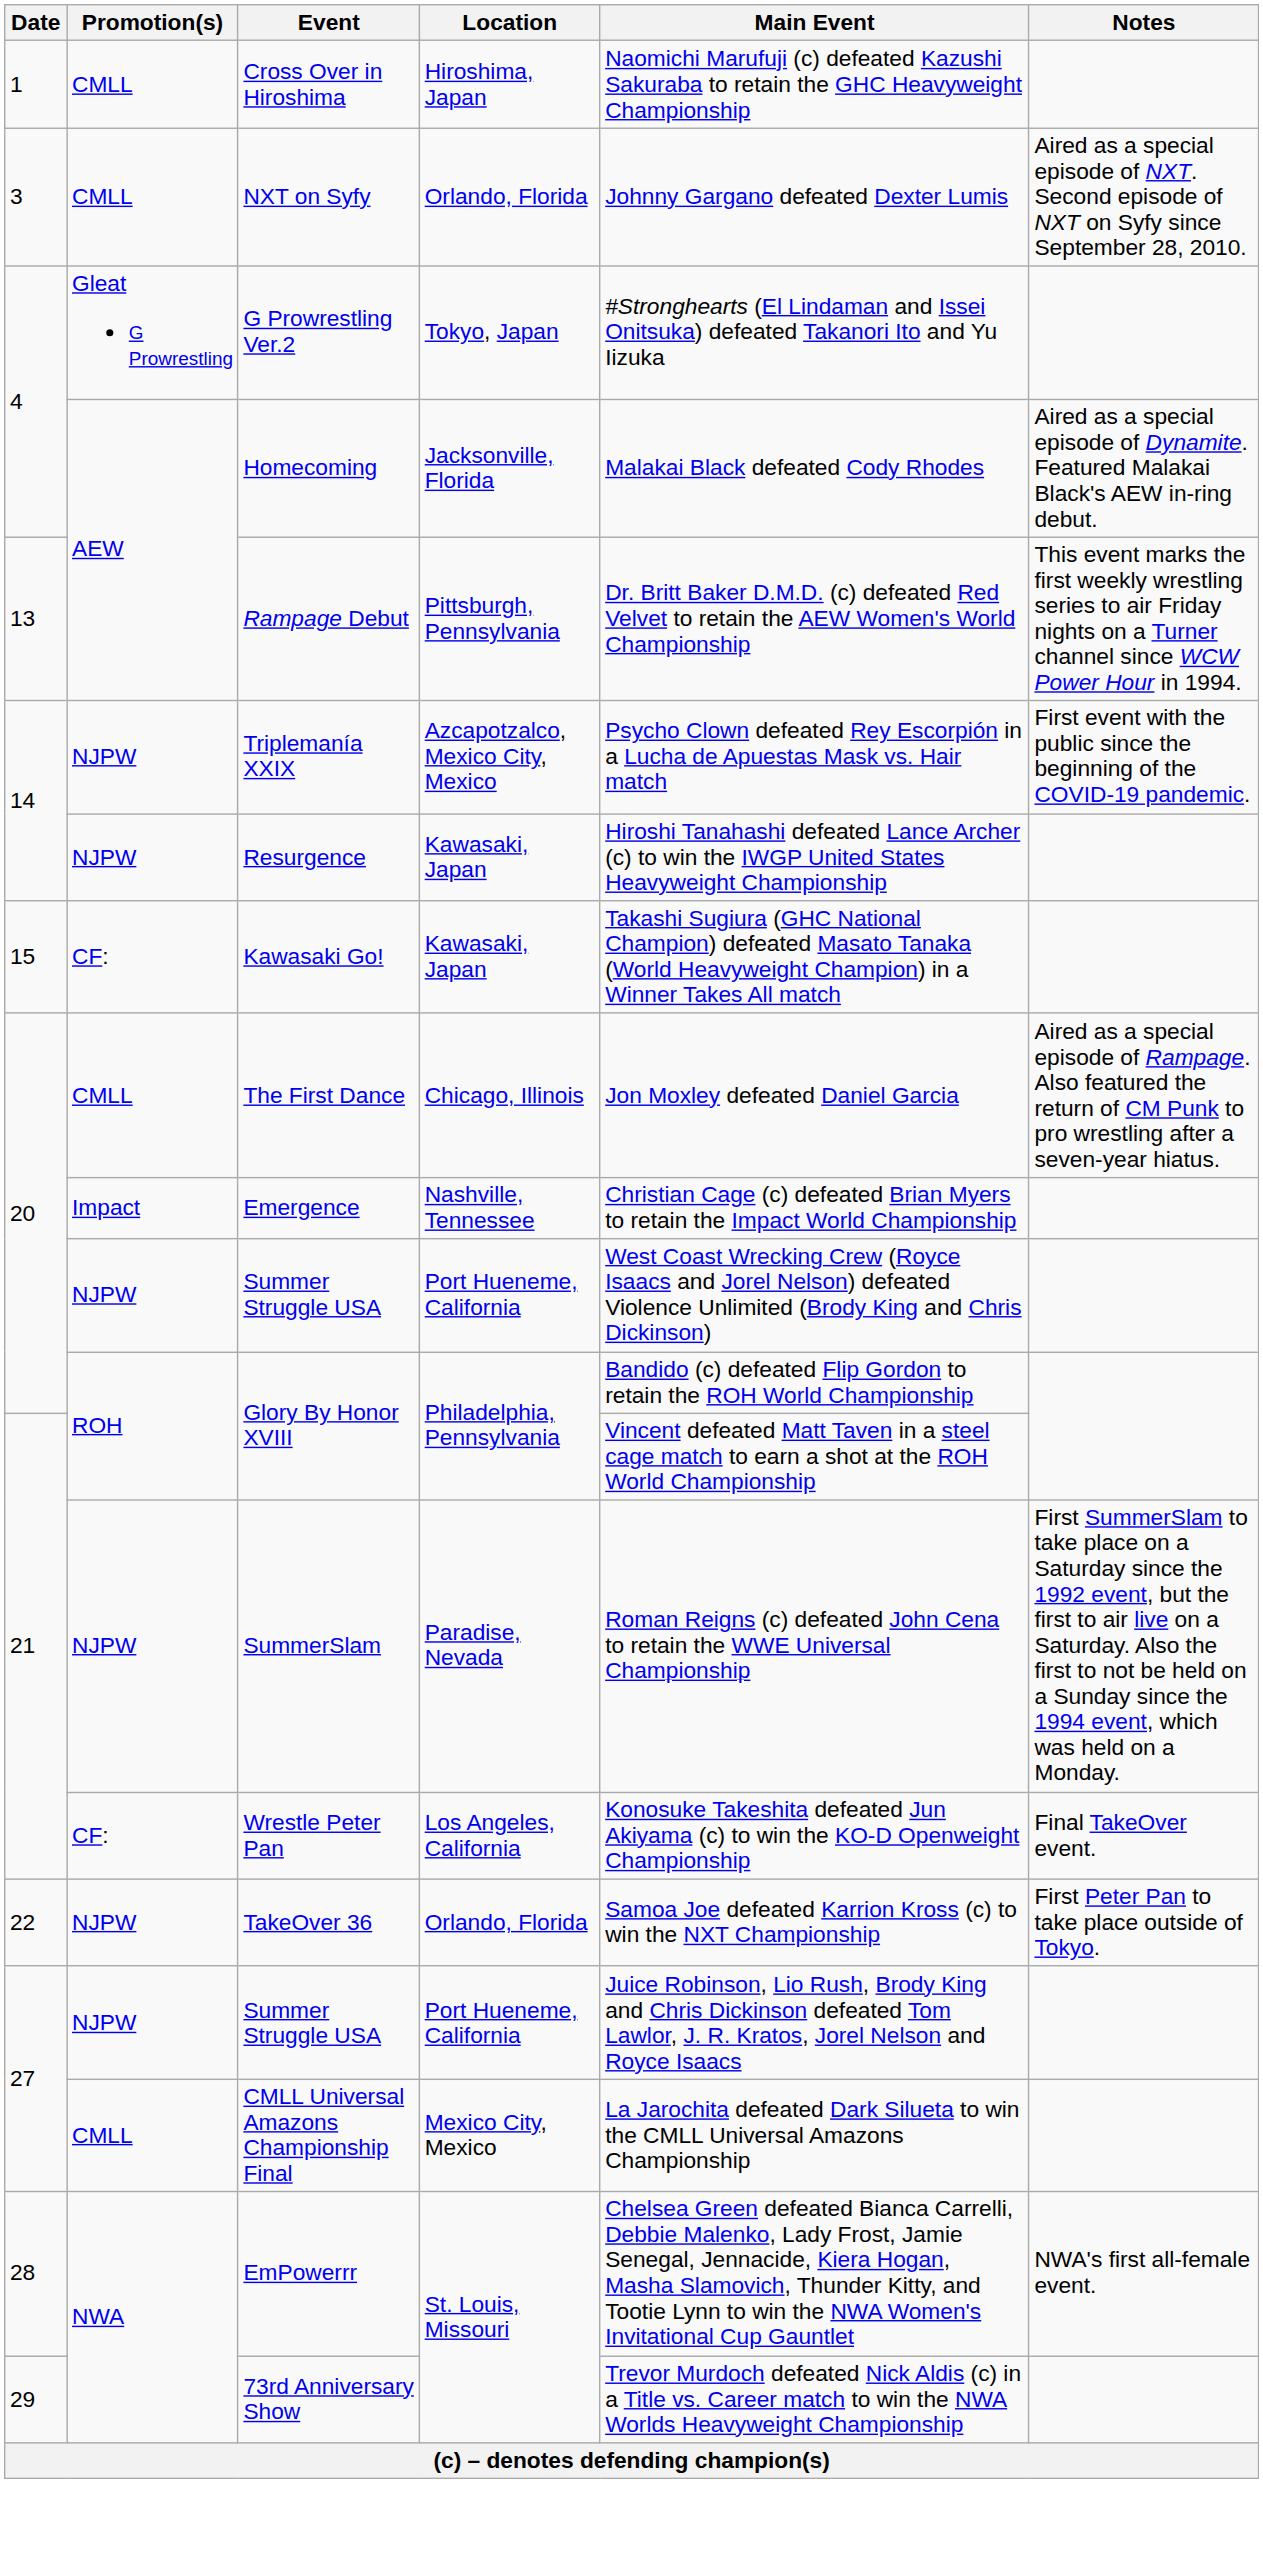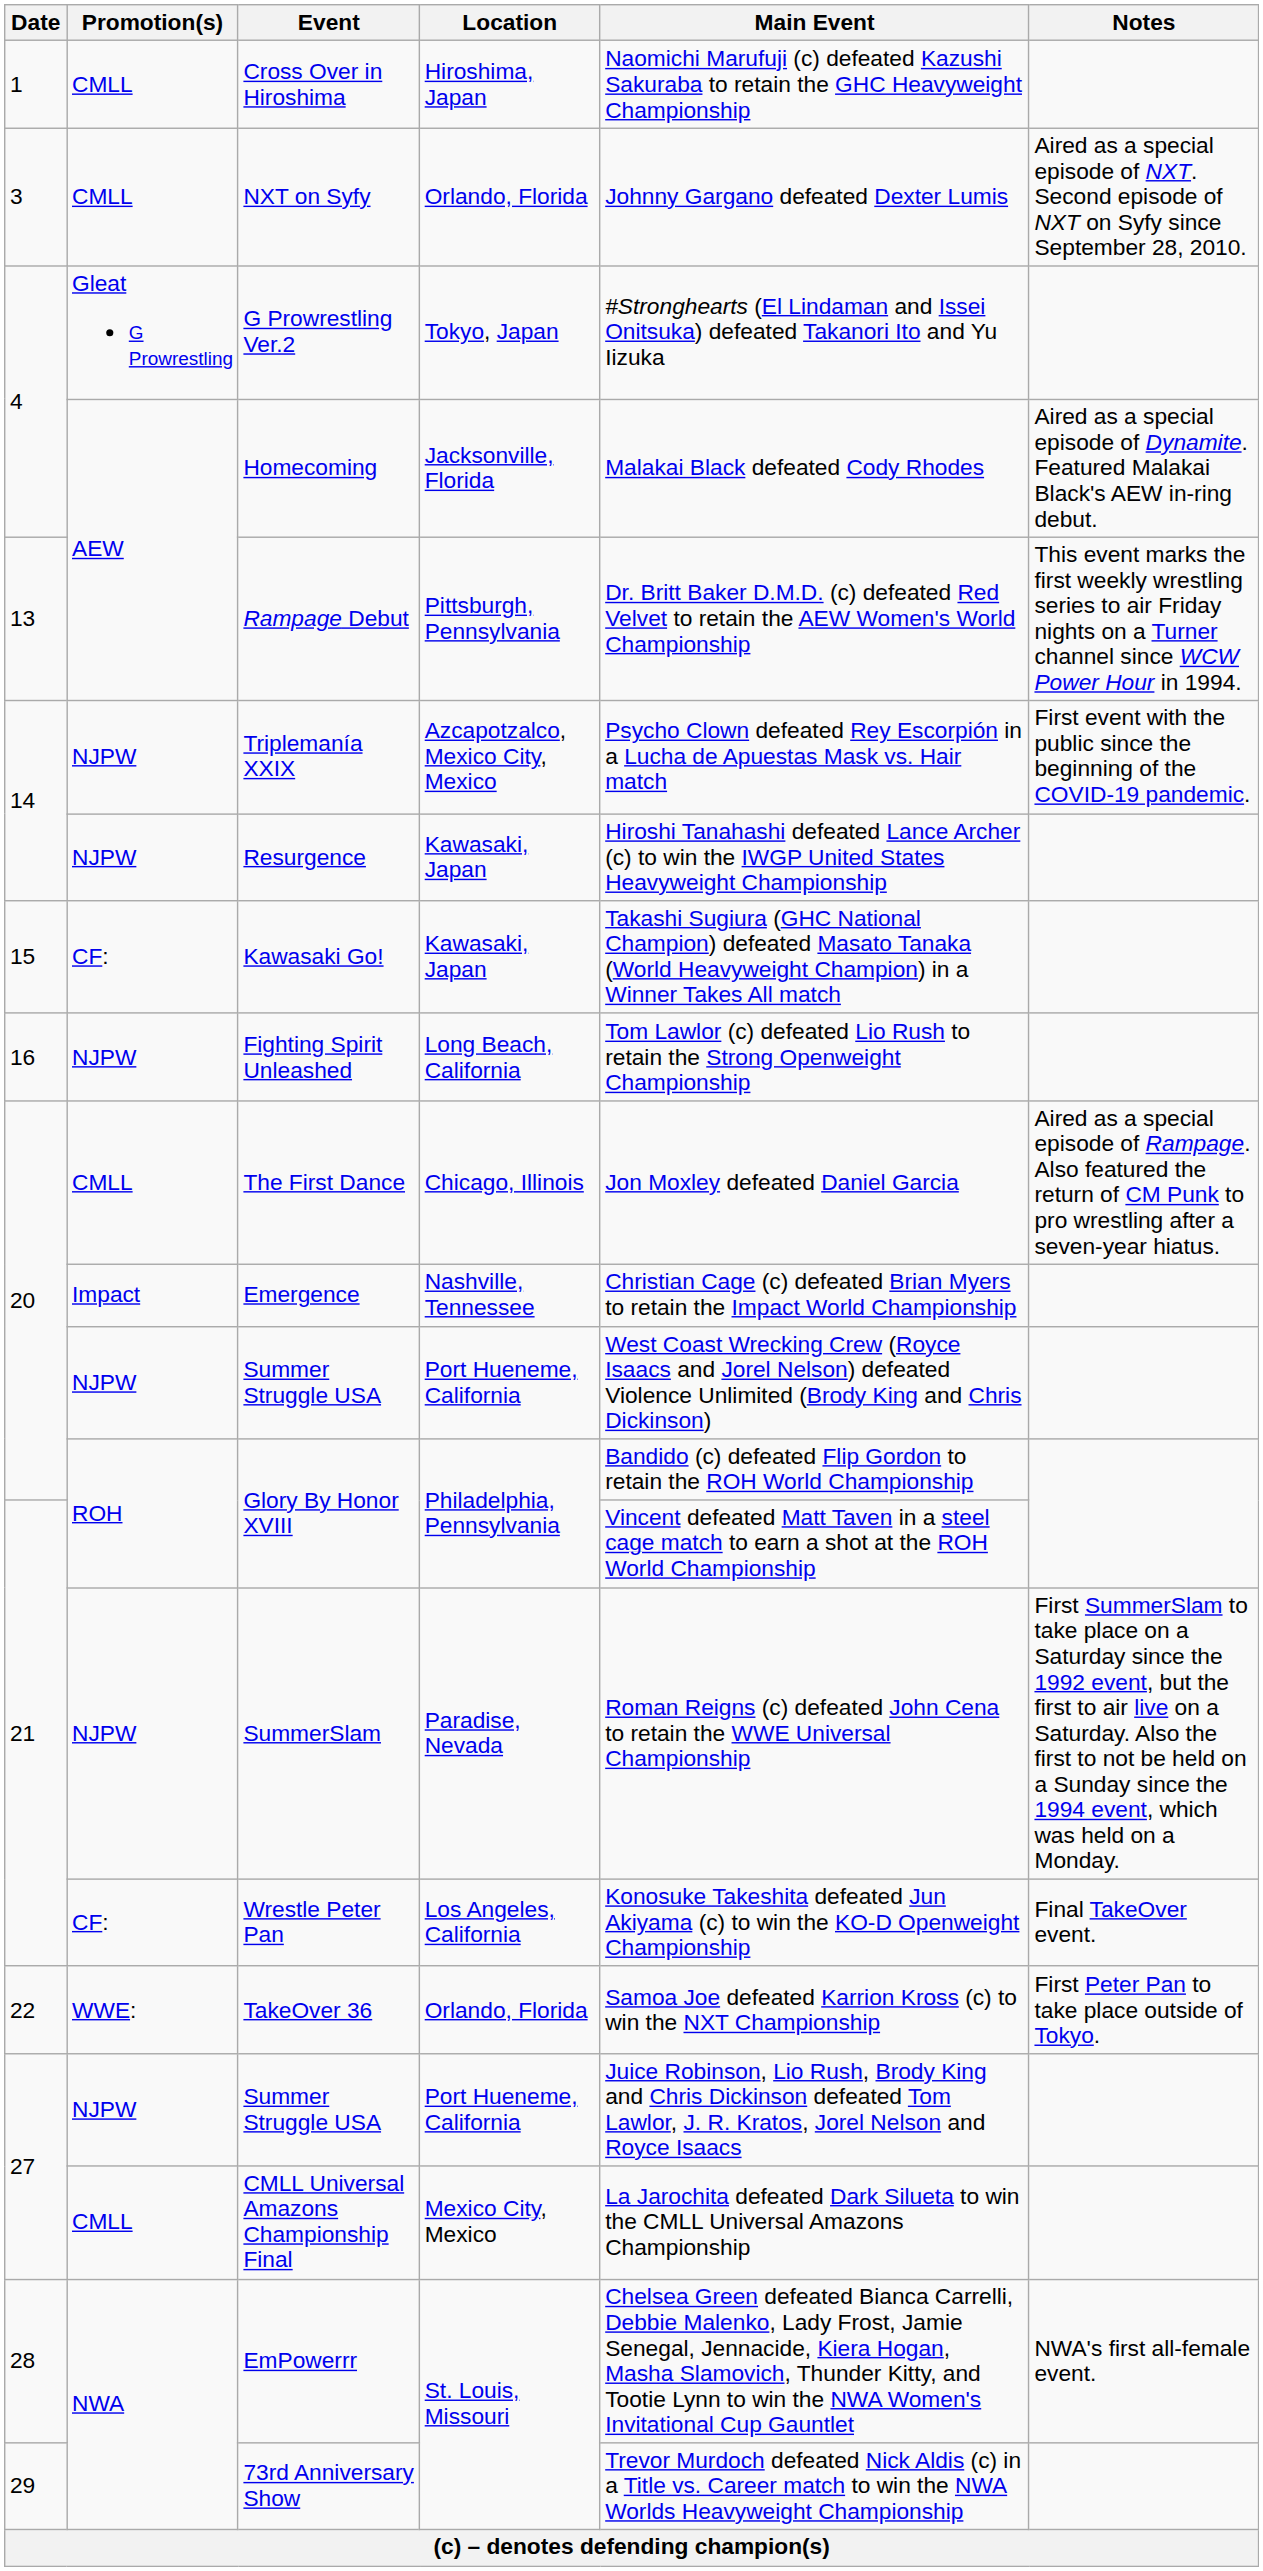+ row: (23, 1056)
(104, 1922) NJPW -> (104, 2009) WWE:
